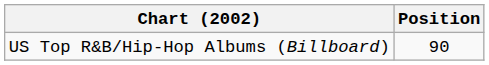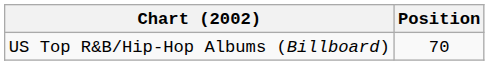(439, 47) 90 -> (439, 47) 70
